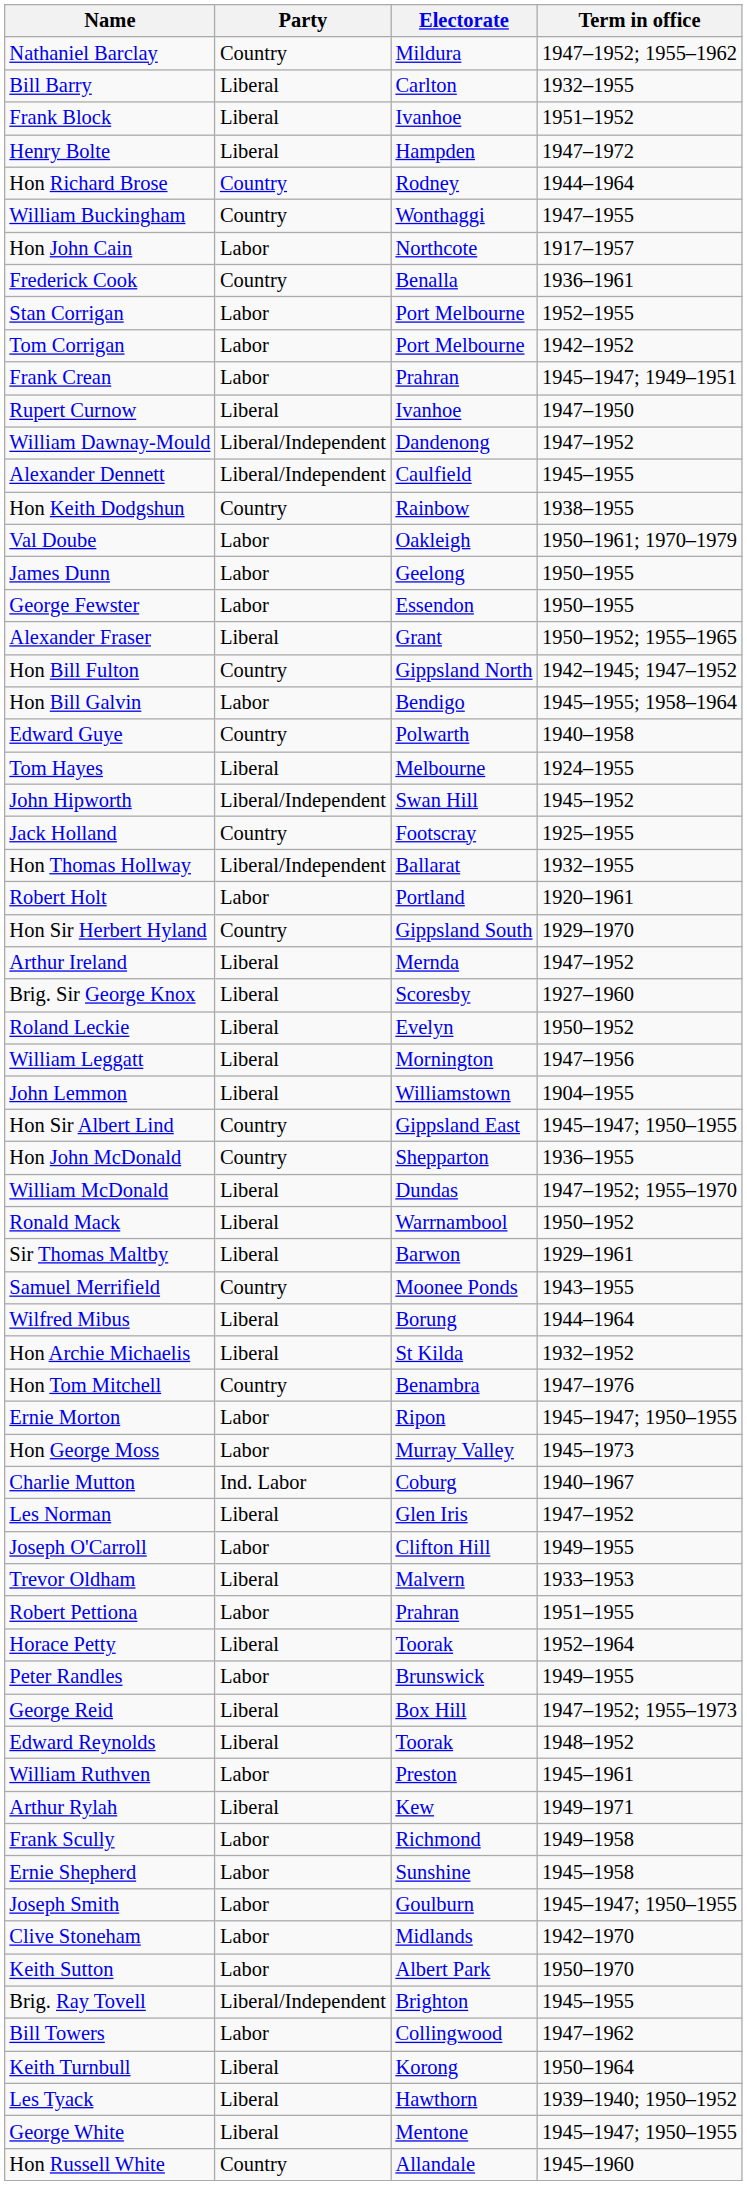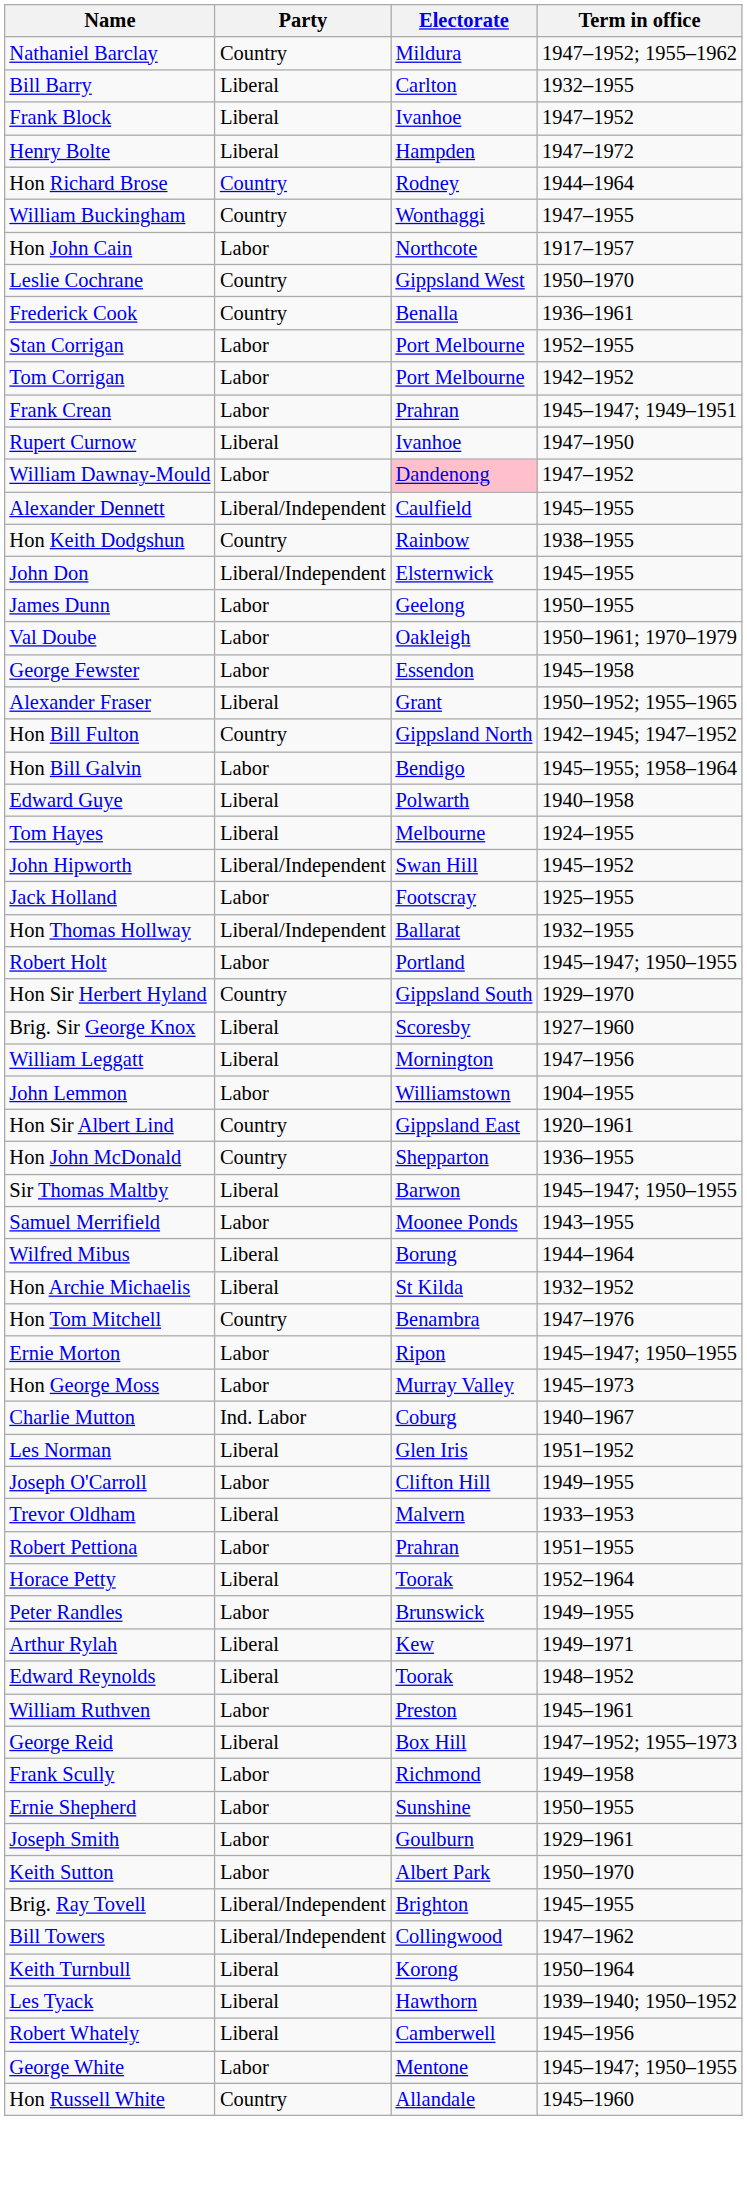(588, 118) 1951–1952 -> (588, 118) 1947–1952
+ row: (76, 280)
(303, 442) Liberal/Independent -> (244, 475) Labor
(443, 442) no background -> (443, 475) pink background
+ row: (49, 572)
rows swapped: (53, 540) <-> (60, 572)
(588, 605) 1950–1955 -> (588, 670) 1945–1958
(253, 735) Country -> (249, 800) Liberal
(253, 832) Country -> (244, 897) Labor
(588, 897) 1920–1961 -> (640, 962) 1945–1947; 1950–1955
- row: (68, 962)
- row: (69, 1027)
(249, 1092) Liberal -> (244, 1092) Labor
(640, 1125) 1945–1947; 1950–1955 -> (588, 1125) 1920–1961
- row: (89, 1190)
- row: (65, 1222)
(588, 1254) 1929–1961 -> (640, 1190) 1945–1947; 1950–1955
(253, 1287) Country -> (244, 1222) Labor
(588, 1514) 1947–1952 -> (588, 1449) 1951–1952
rows swapped: (61, 1709) <-> (63, 1807)
(588, 1872) 1945–1958 -> (588, 1807) 1950–1955
(640, 1904) 1945–1947; 1950–1955 -> (588, 1839) 1929–1961
- row: (75, 1937)
(244, 2034) Labor -> (303, 1937) Liberal/Independent
+ row: (74, 2034)
(249, 2131) Liberal -> (244, 2066) Labor
